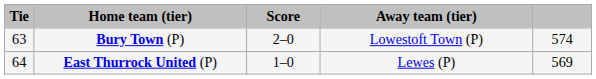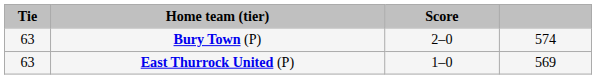- column: (426, 16)
(19, 63) 64 -> (27, 63) 63
